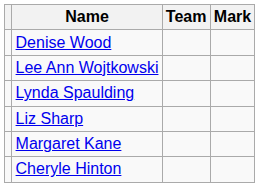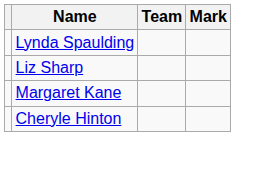- row: (63, 42)
- row: (87, 67)
